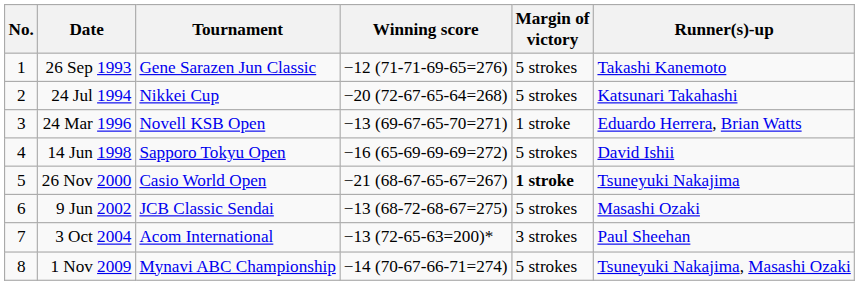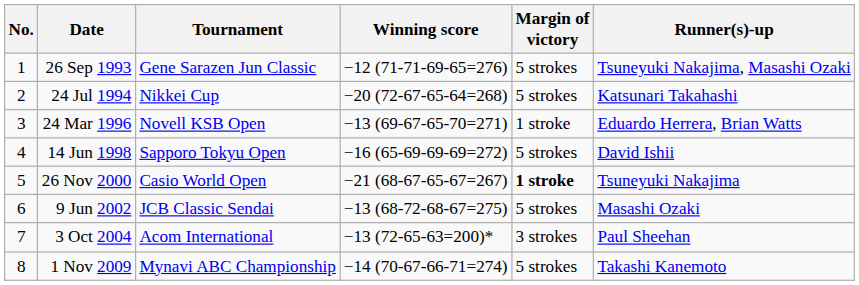(662, 67) Takashi Kanemoto -> (724, 67) Tsuneyuki Nakajima, Masashi Ozaki
(724, 265) Tsuneyuki Nakajima, Masashi Ozaki -> (662, 265) Takashi Kanemoto
